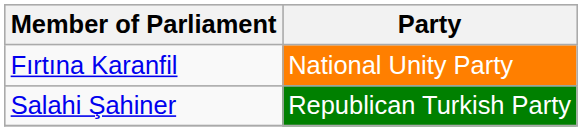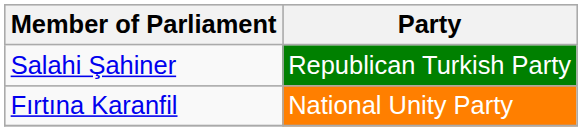rows swapped: (94, 65) <-> (93, 105)
